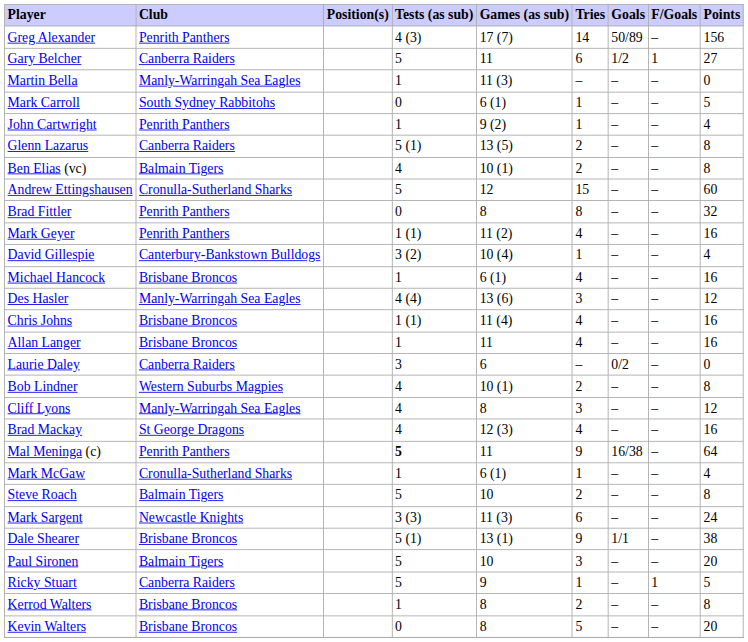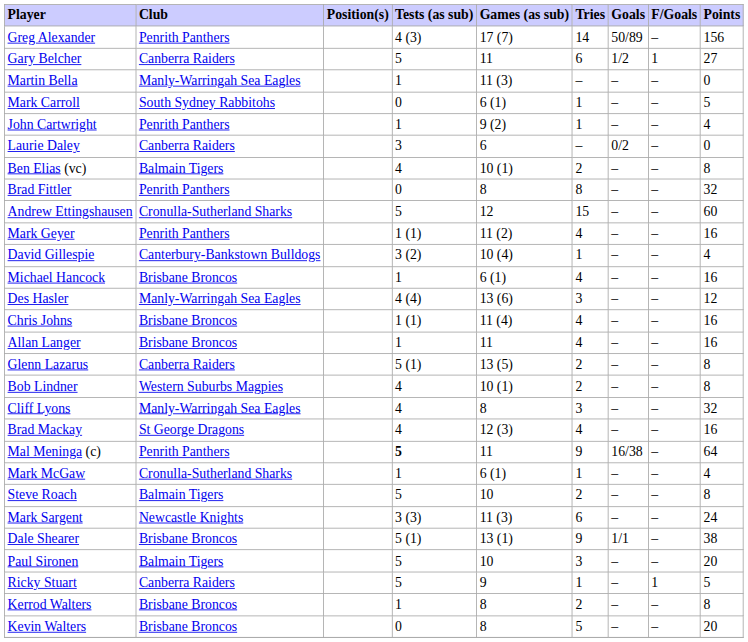rows swapped: (44, 364) <-> (48, 146)
rows swapped: (70, 189) <-> (40, 211)
(710, 408) 12 -> (710, 408) 32
